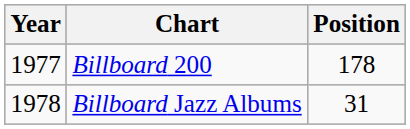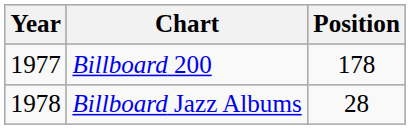(357, 104) 31 -> (357, 104) 28
